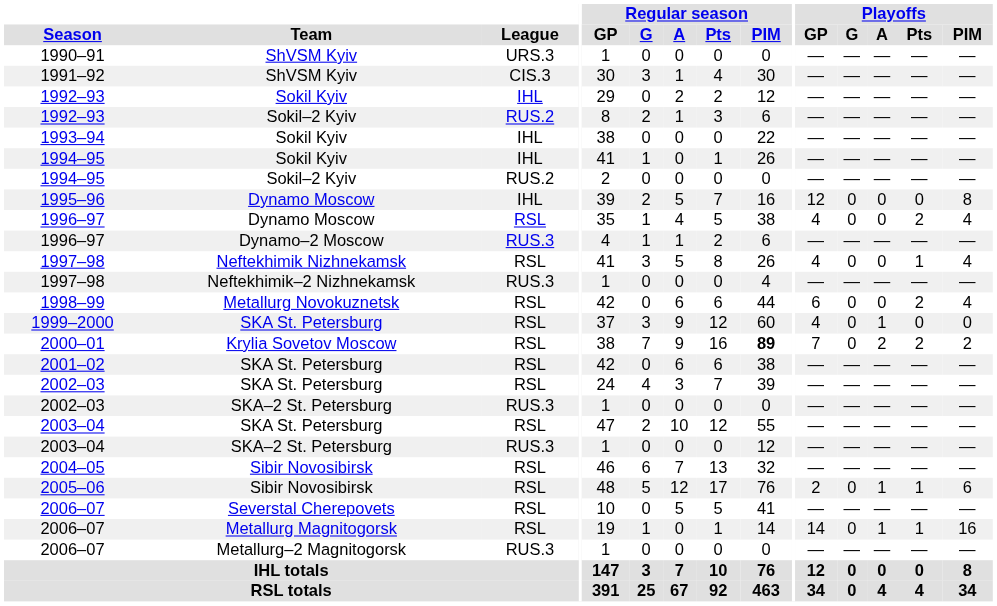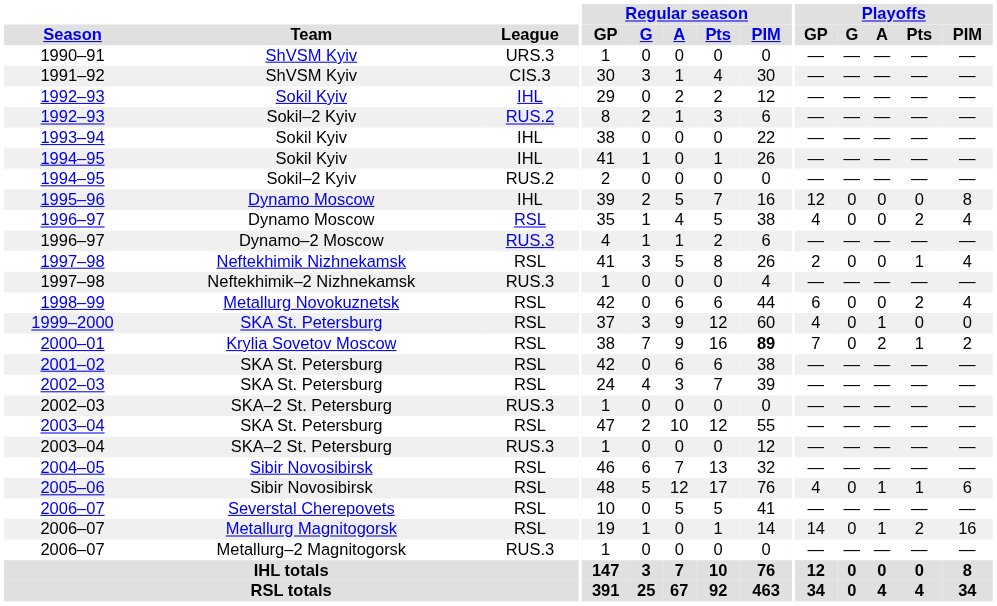(816, 261) 4 -> (816, 261) 2
(919, 343) 2 -> (919, 343) 1
(816, 488) 2 -> (816, 488) 4
(919, 529) 1 -> (919, 529) 2
